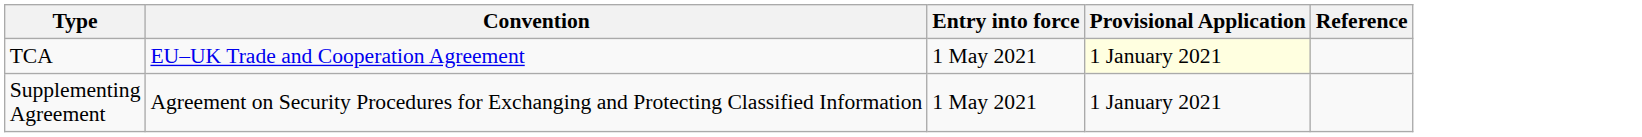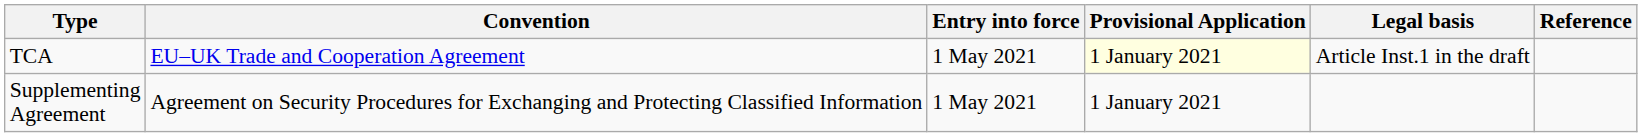+ column: (1423, 21)
